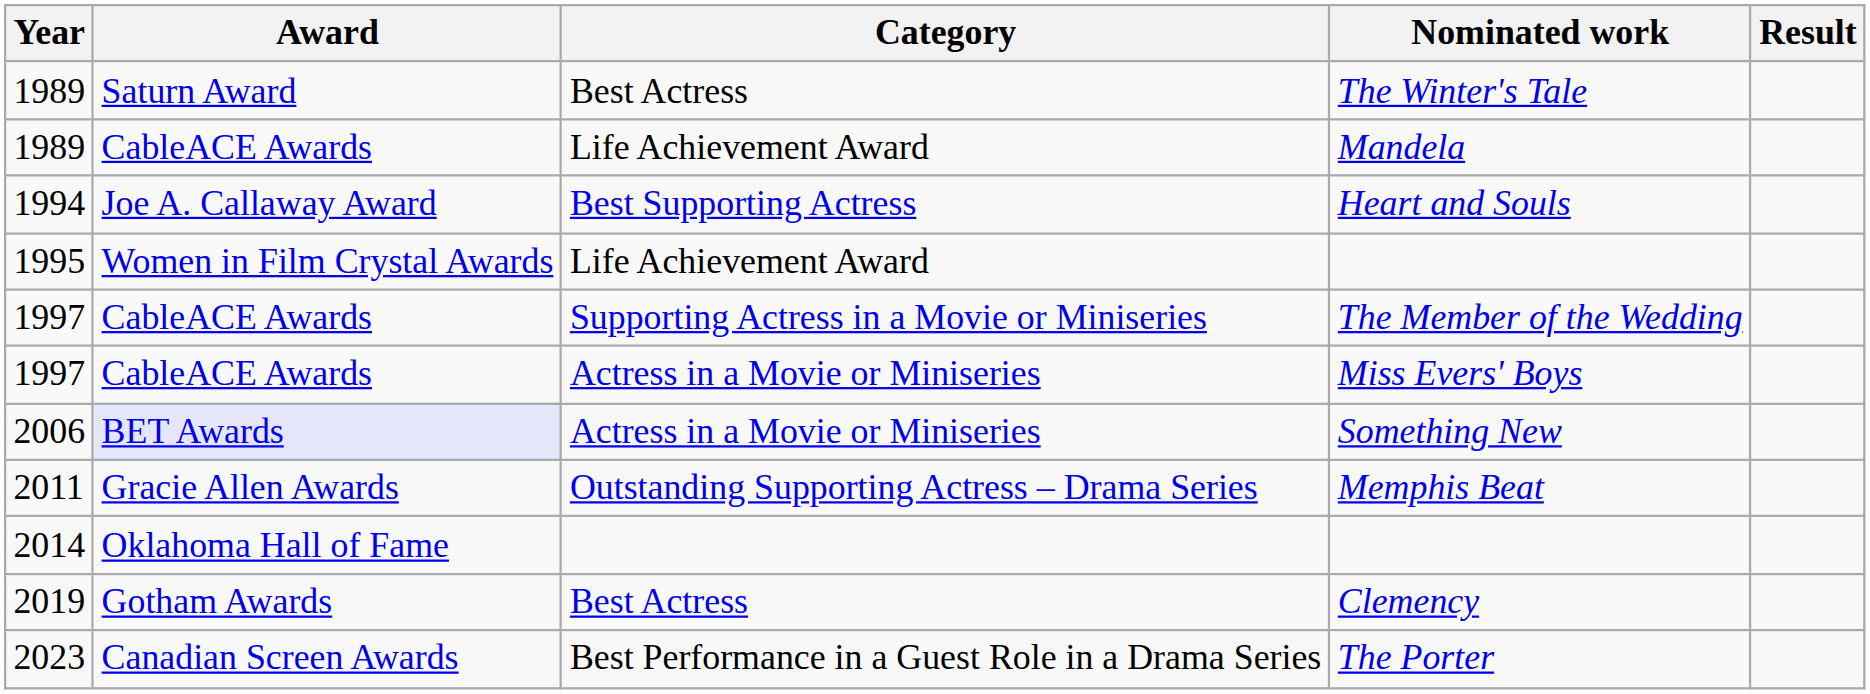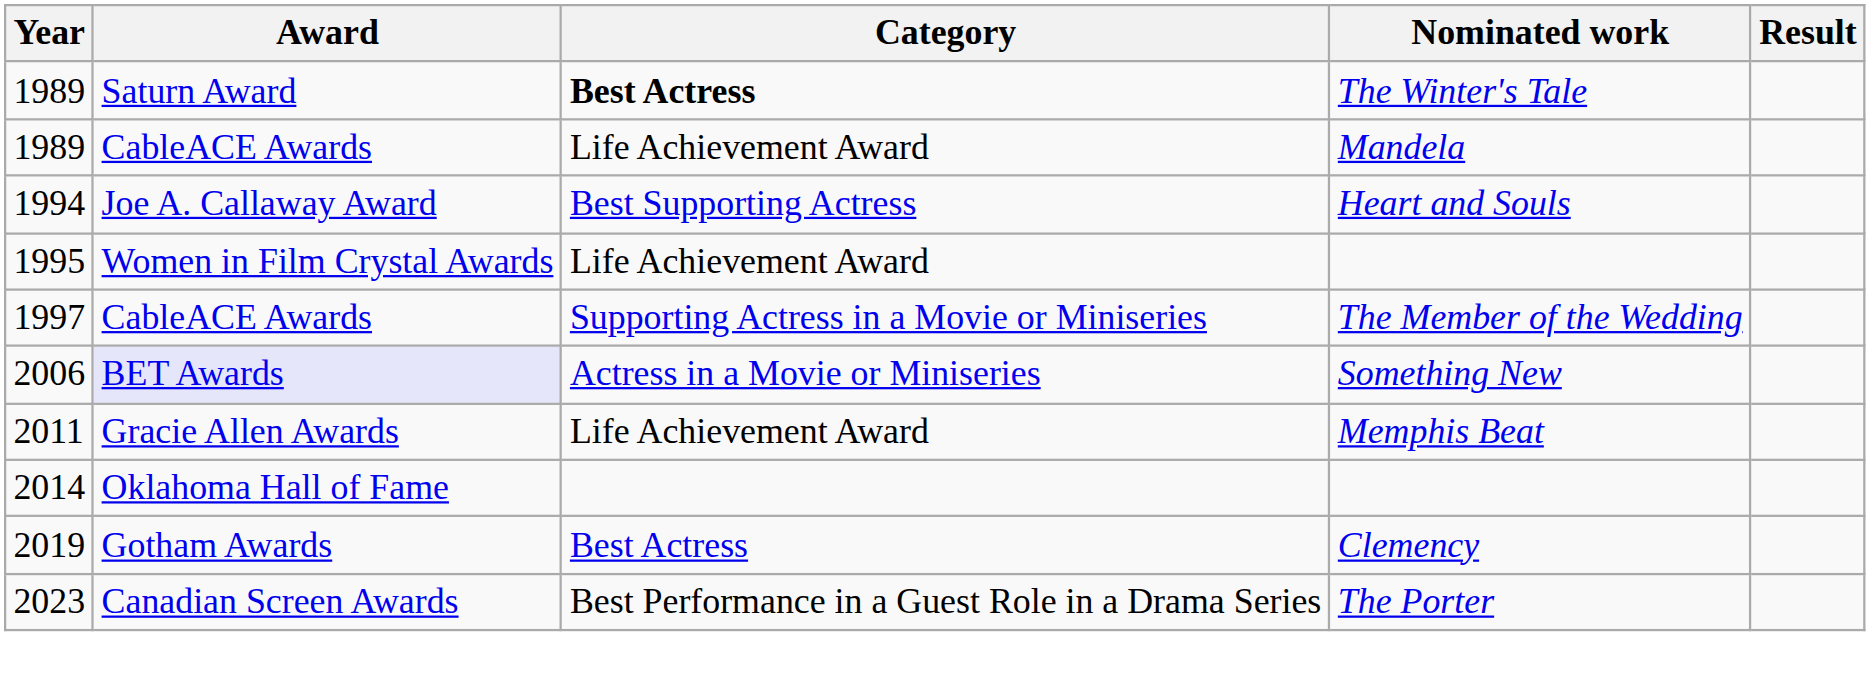(659, 89) normal -> (663, 89) bold
- row: (49, 373)
(914, 487) Outstanding Supporting Actress – Drama Series -> (749, 430) Life Achievement Award
